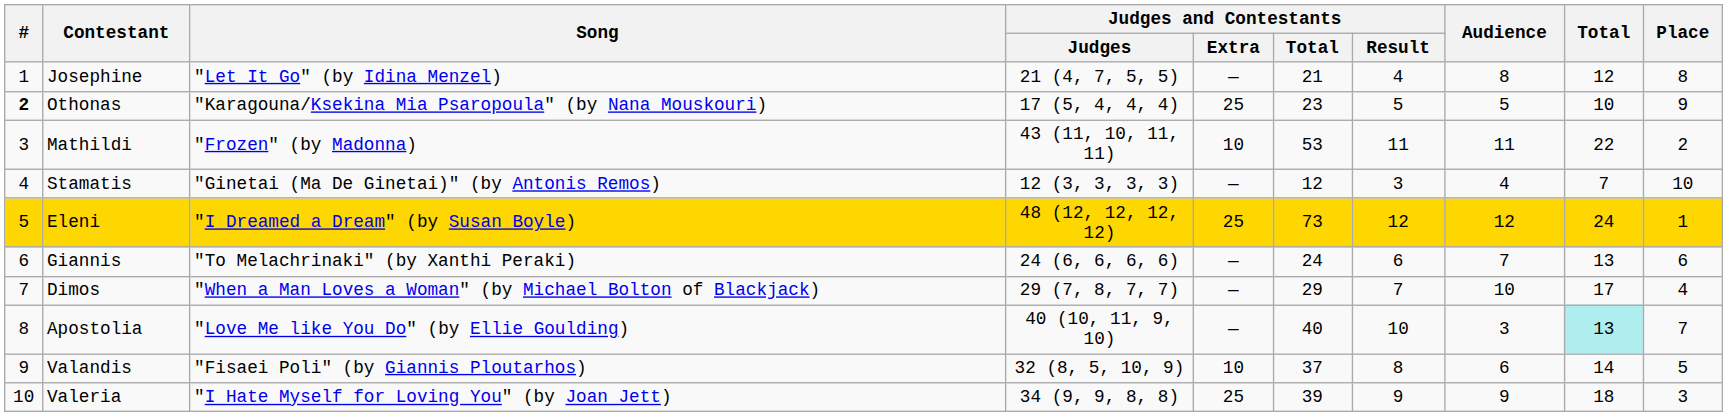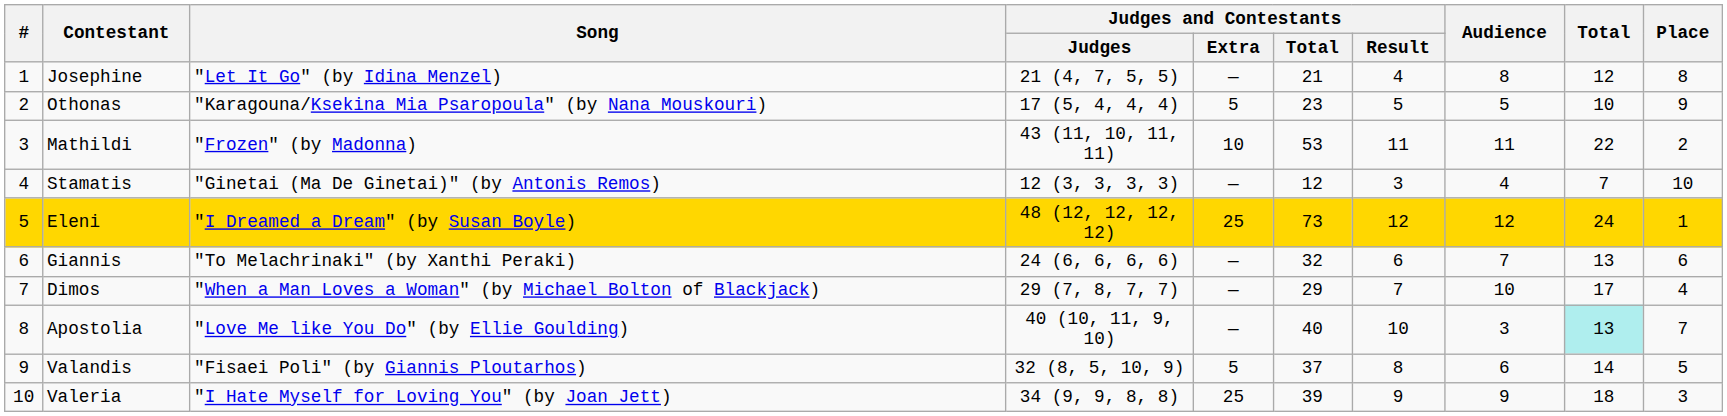(24, 106) bold -> (24, 106) normal
(1233, 106) 25 -> (1233, 106) 5
(1312, 262) 24 -> (1312, 262) 32
(1233, 368) 10 -> (1233, 368) 5
